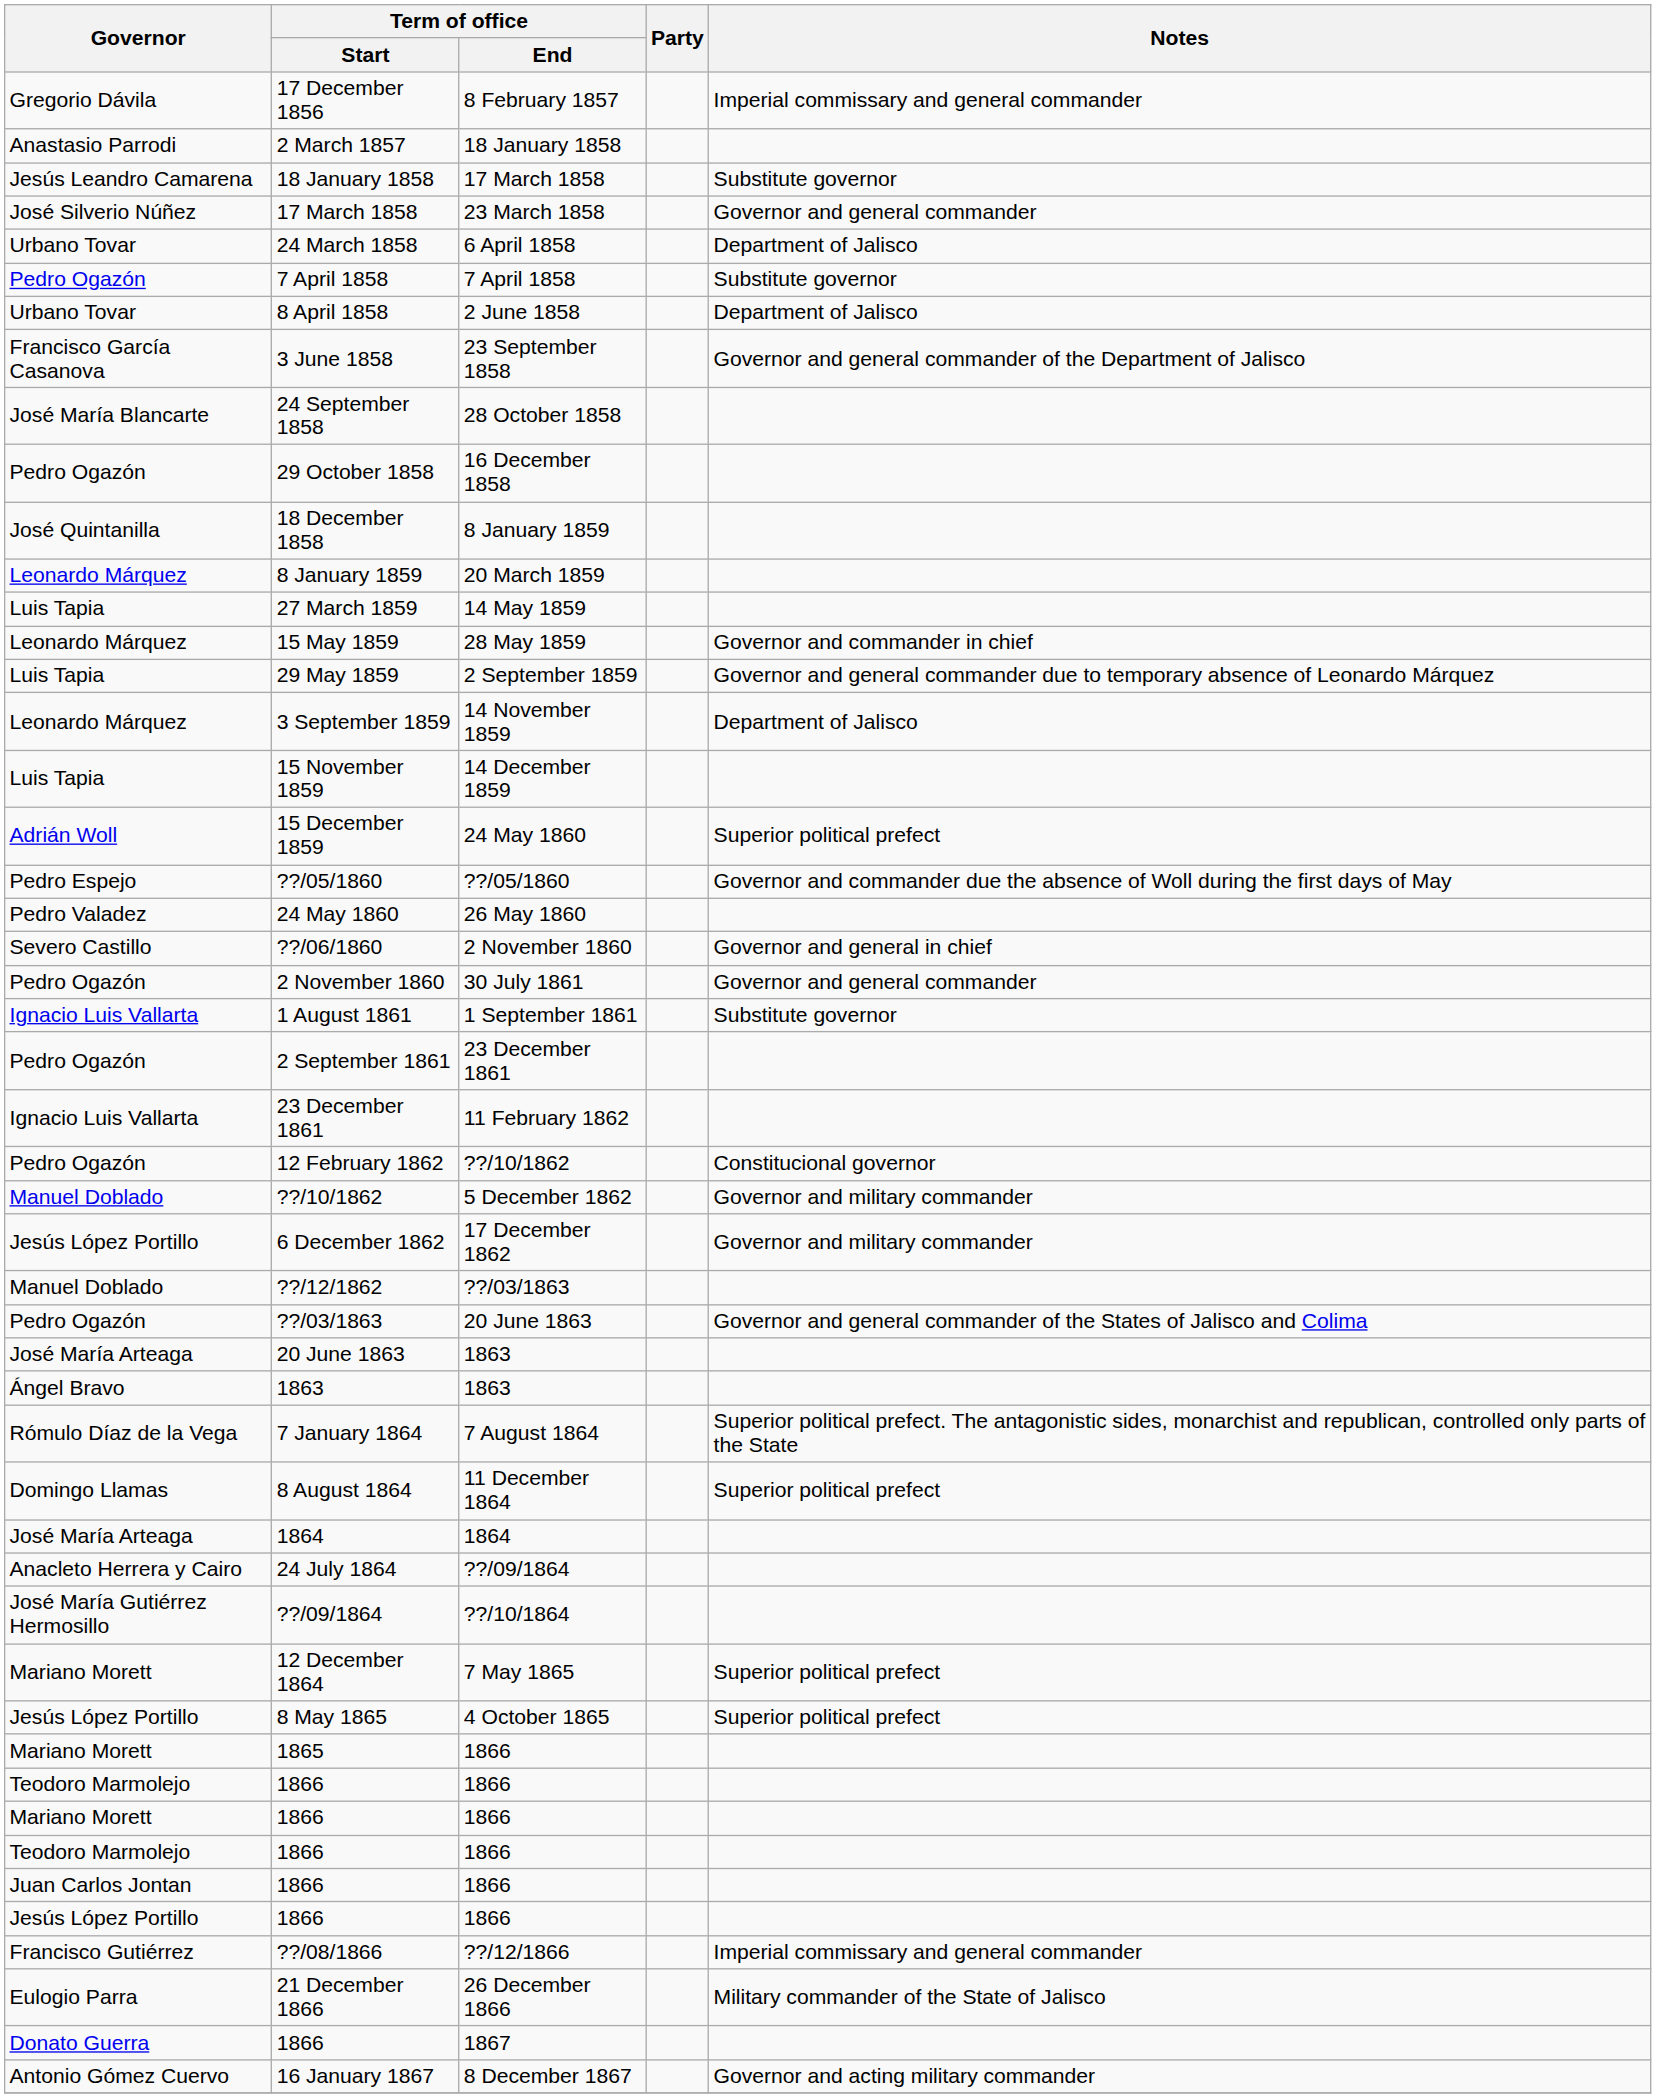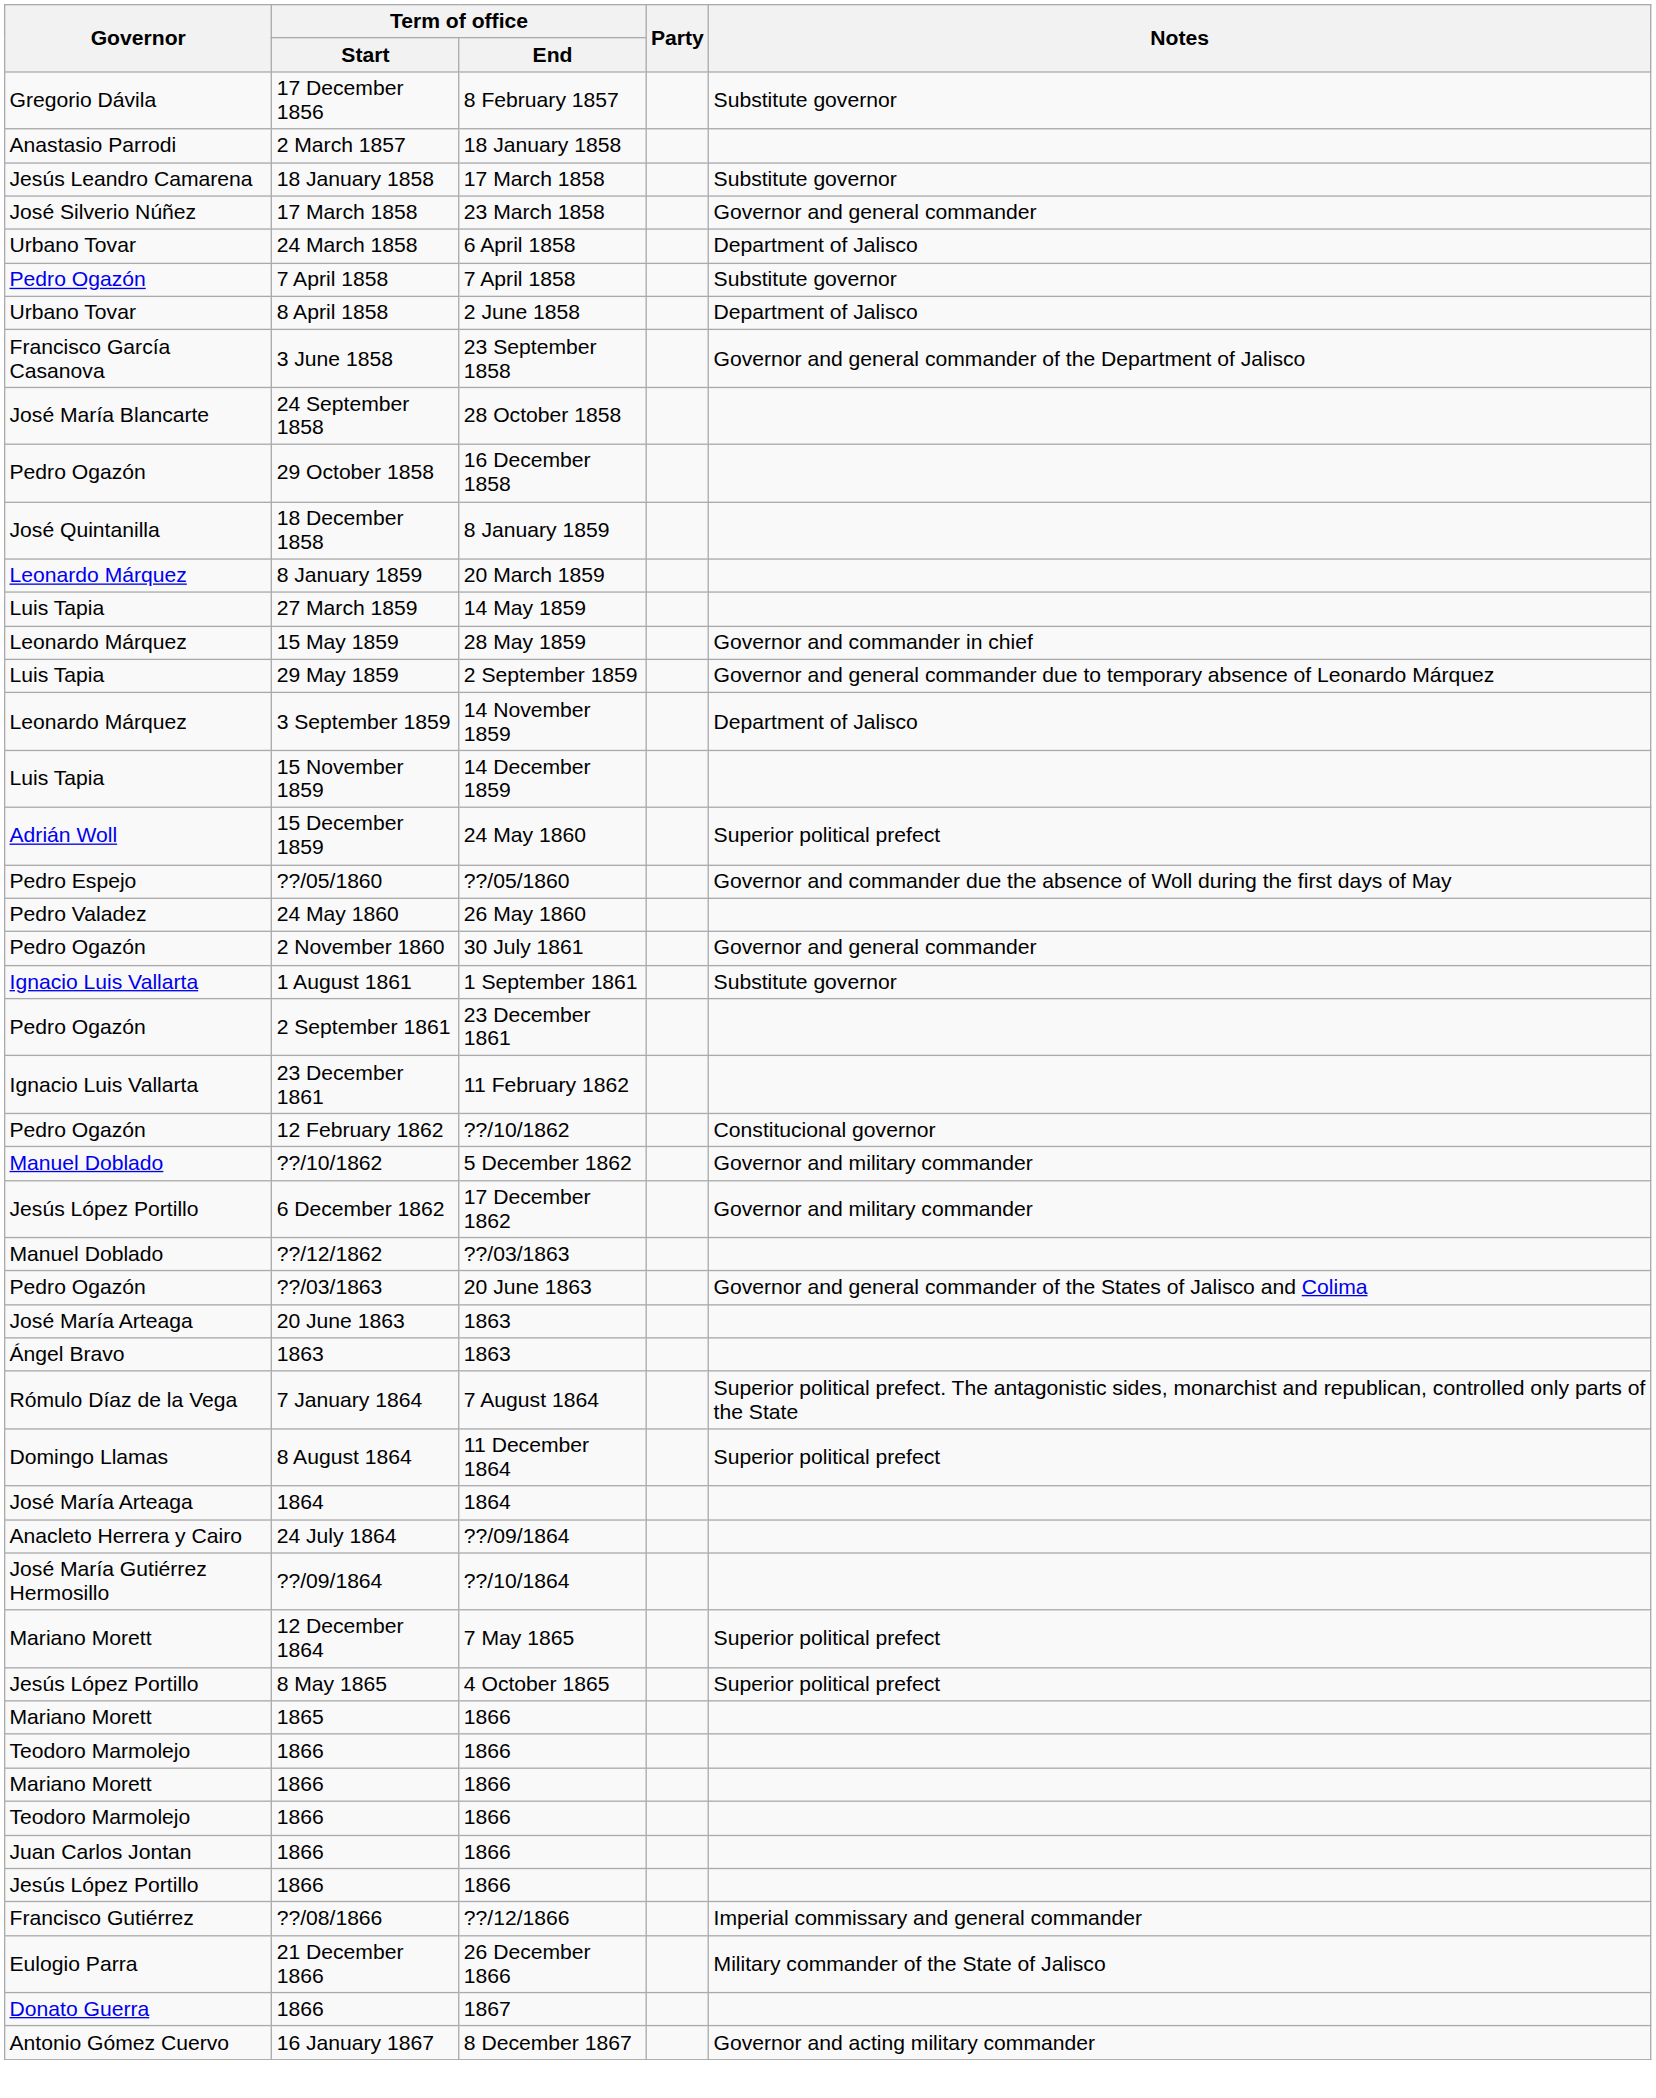(928, 100) Imperial commissary and general commander -> (805, 100) Substitute governor
- row: (81, 948)
